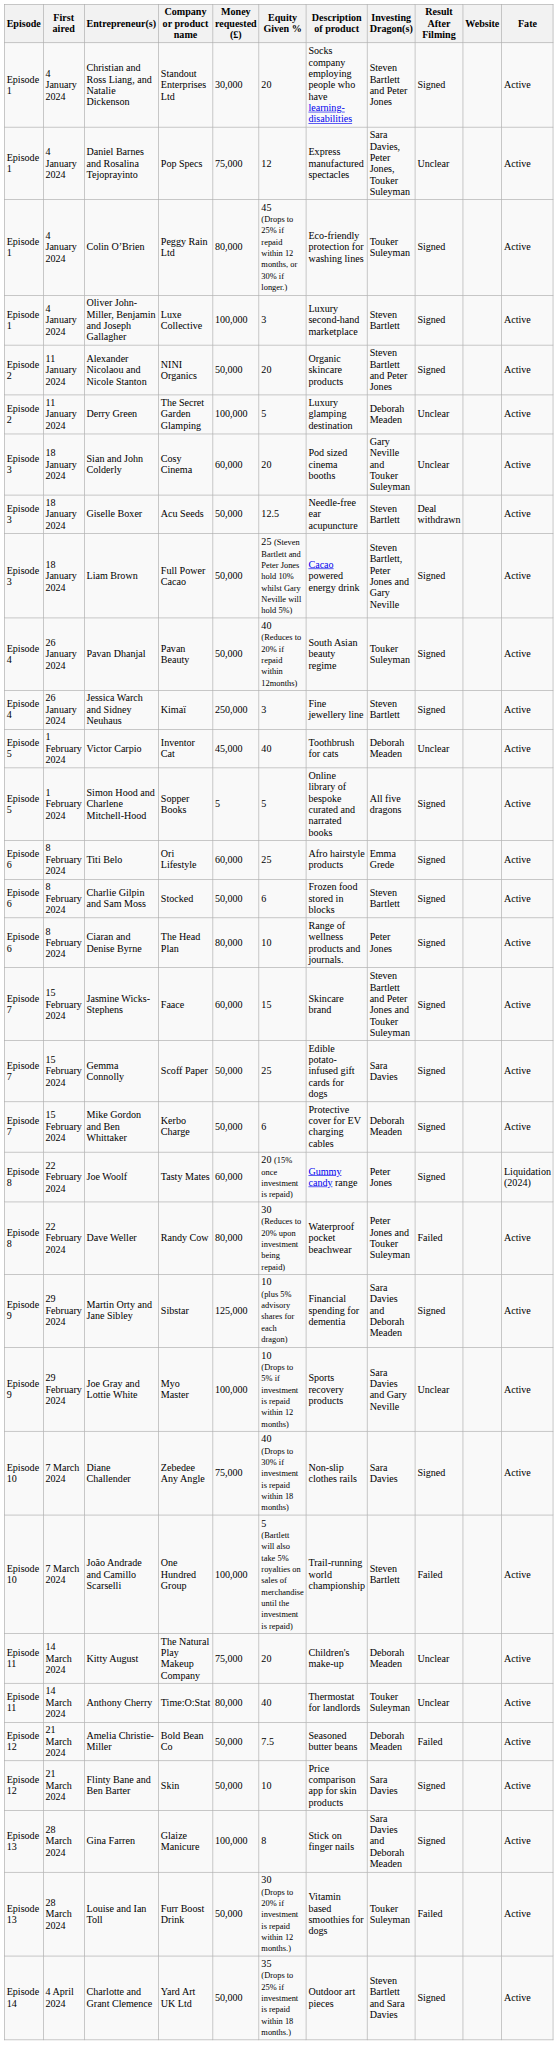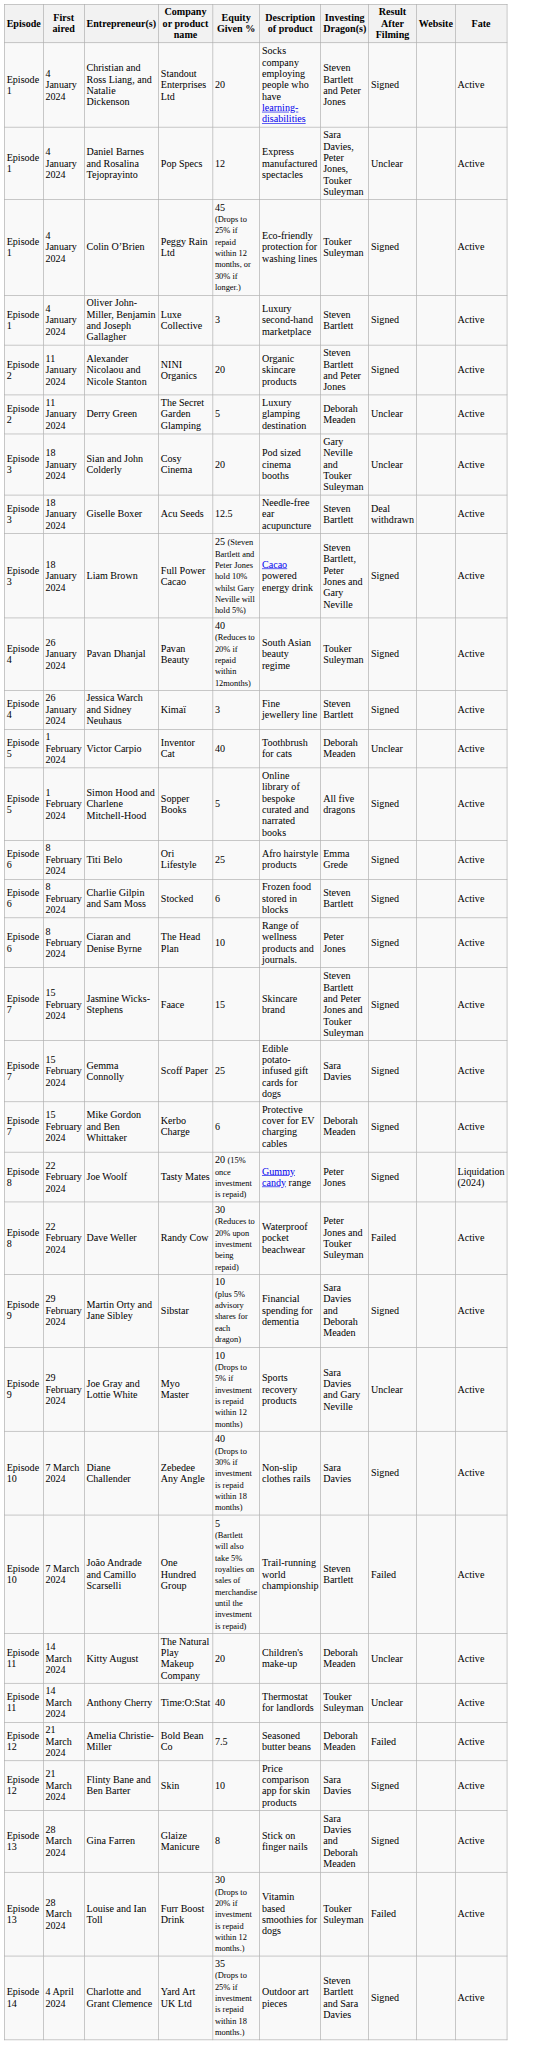- column: (236, 23)
